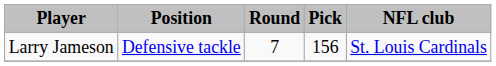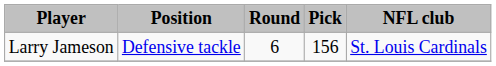(275, 46) 7 -> (275, 46) 6
